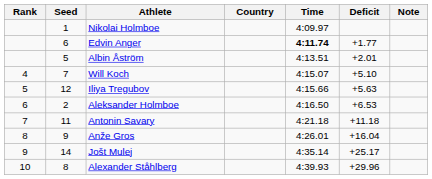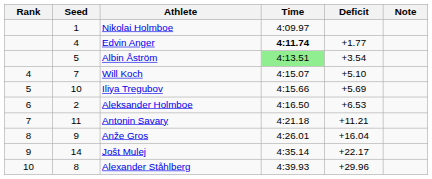- column: (255, 12)
(66, 43) 6 -> (76, 43) 4
(312, 58) no background -> (293, 58) lightgreen background
(364, 58) +2.01 -> (354, 58) +3.54
(66, 89) 12 -> (76, 89) 10
(364, 89) +5.63 -> (354, 89) +5.69
(364, 120) +11.18 -> (354, 120) +11.21
(364, 151) +25.17 -> (354, 151) +22.17
